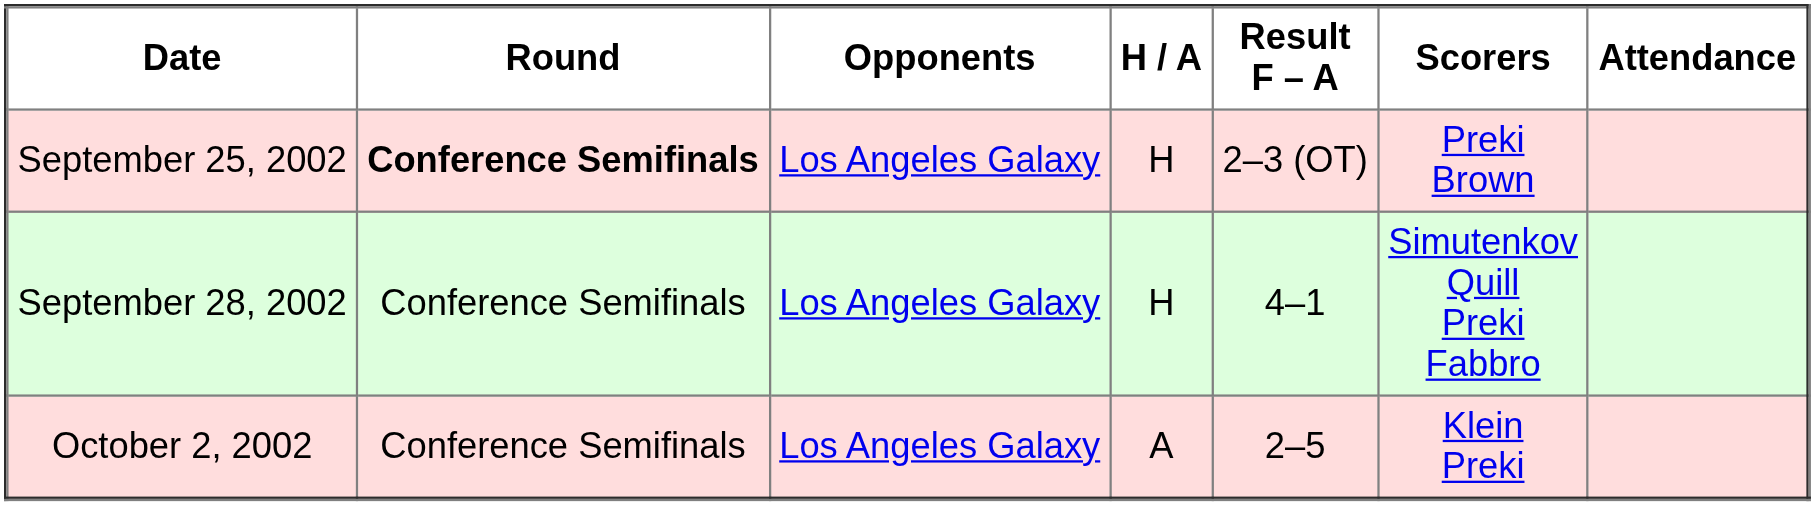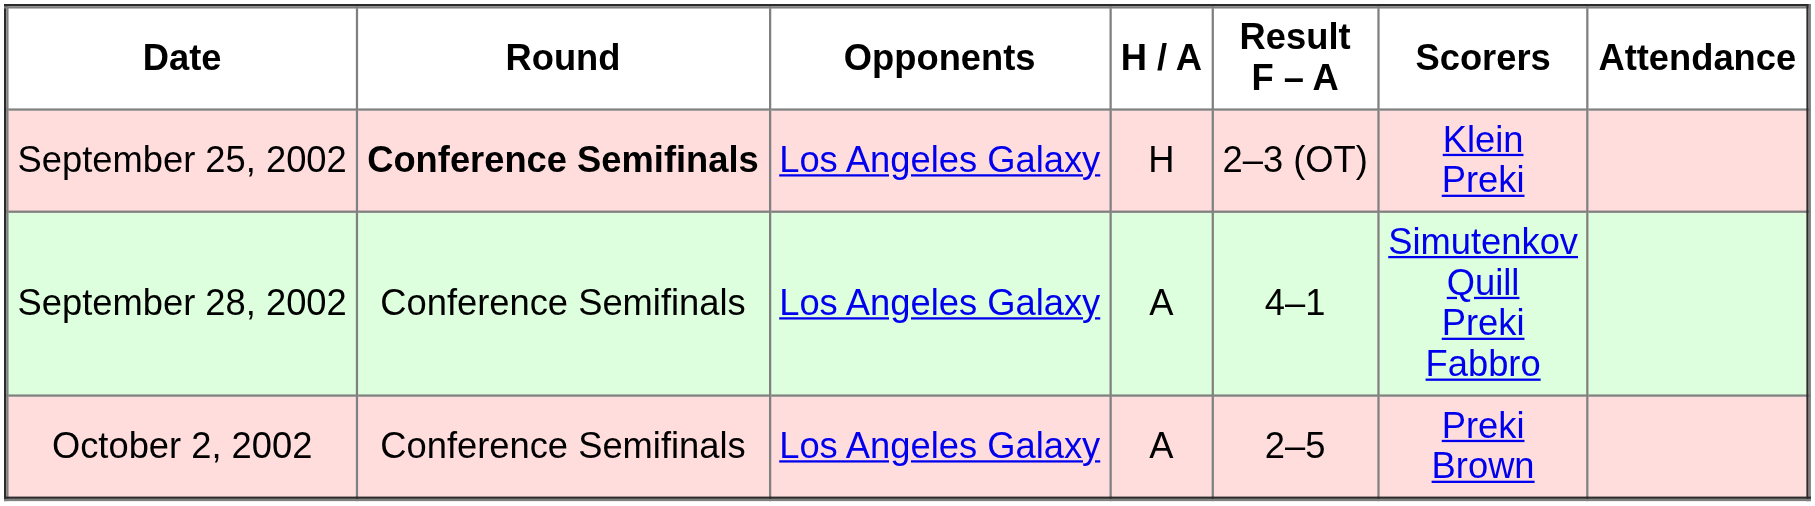(1483, 159) Preki Brown -> (1483, 159) Klein Preki
(1161, 303) H -> (1161, 303) A
(1483, 446) Klein Preki -> (1483, 446) Preki Brown
